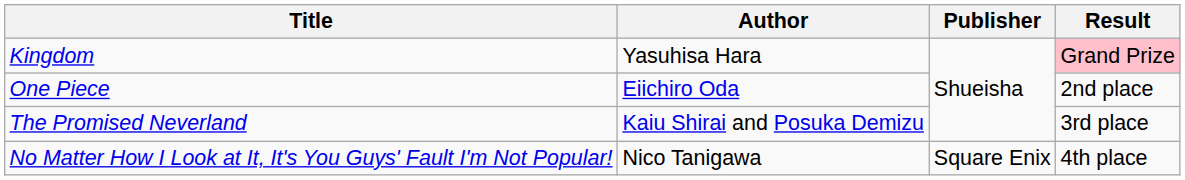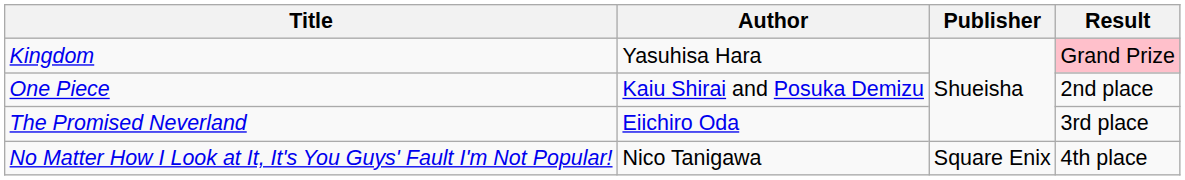(681, 89) Eiichiro Oda -> (773, 89) Kaiu Shirai and Posuka Demizu
(773, 123) Kaiu Shirai and Posuka Demizu -> (681, 123) Eiichiro Oda
